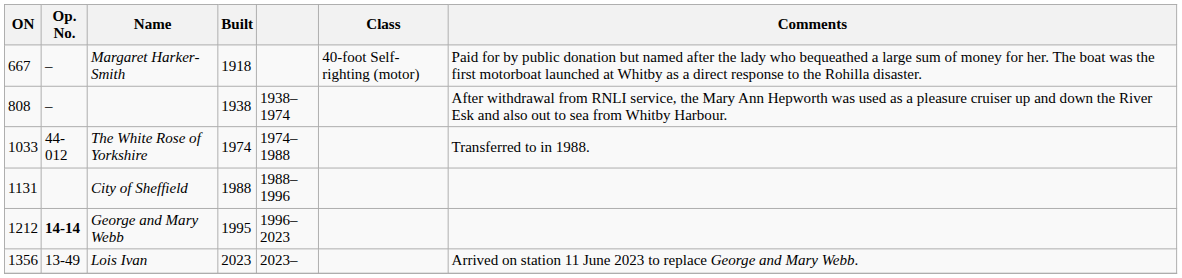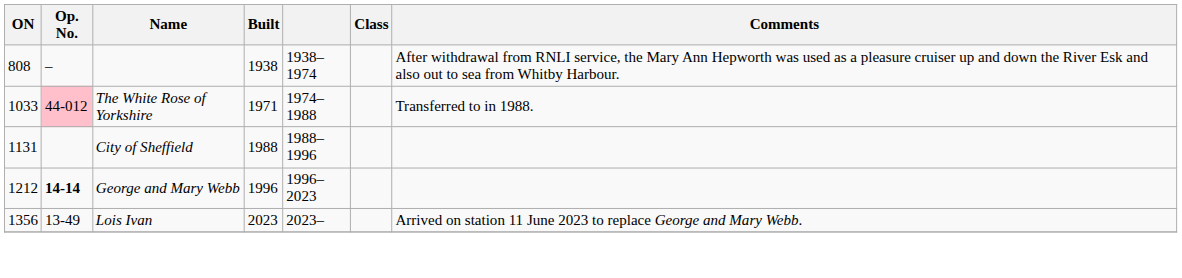- row: (19, 65)
(56, 147) no background -> (66, 106) pink background
(236, 147) 1974 -> (263, 106) 1971
(236, 228) 1995 -> (263, 187) 1996
